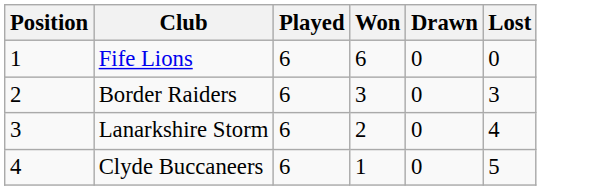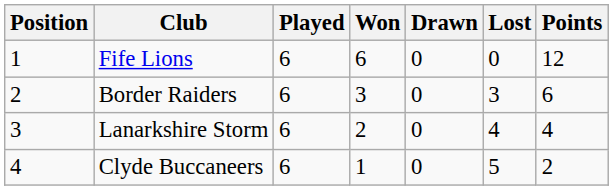+ column: (572, 22)
